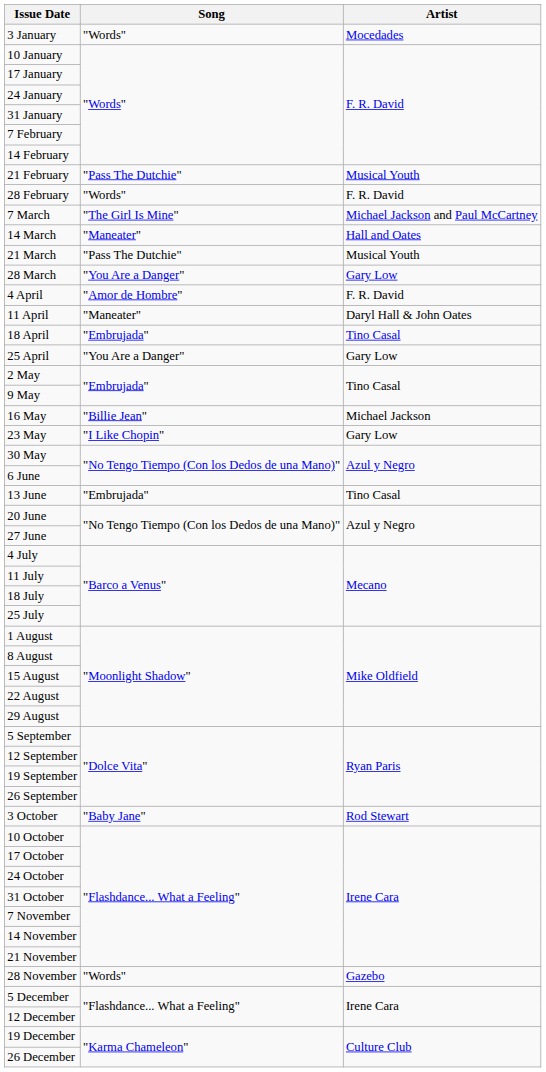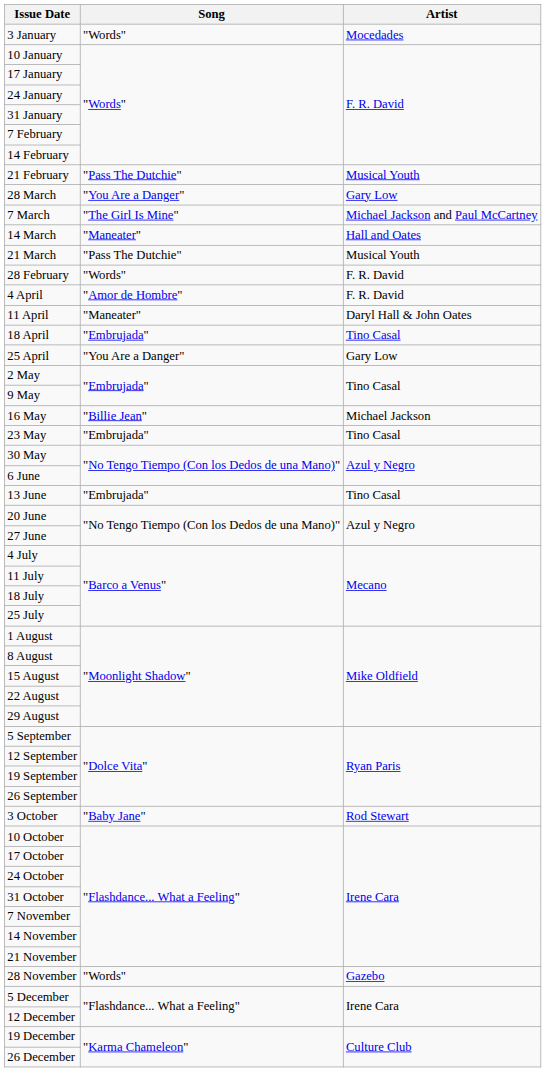rows swapped: (38, 194) <-> (32, 275)
(124, 435) "I Like Chopin" -> (116, 435) "Embrujada"
(372, 435) Gary Low -> (373, 435) Tino Casal
